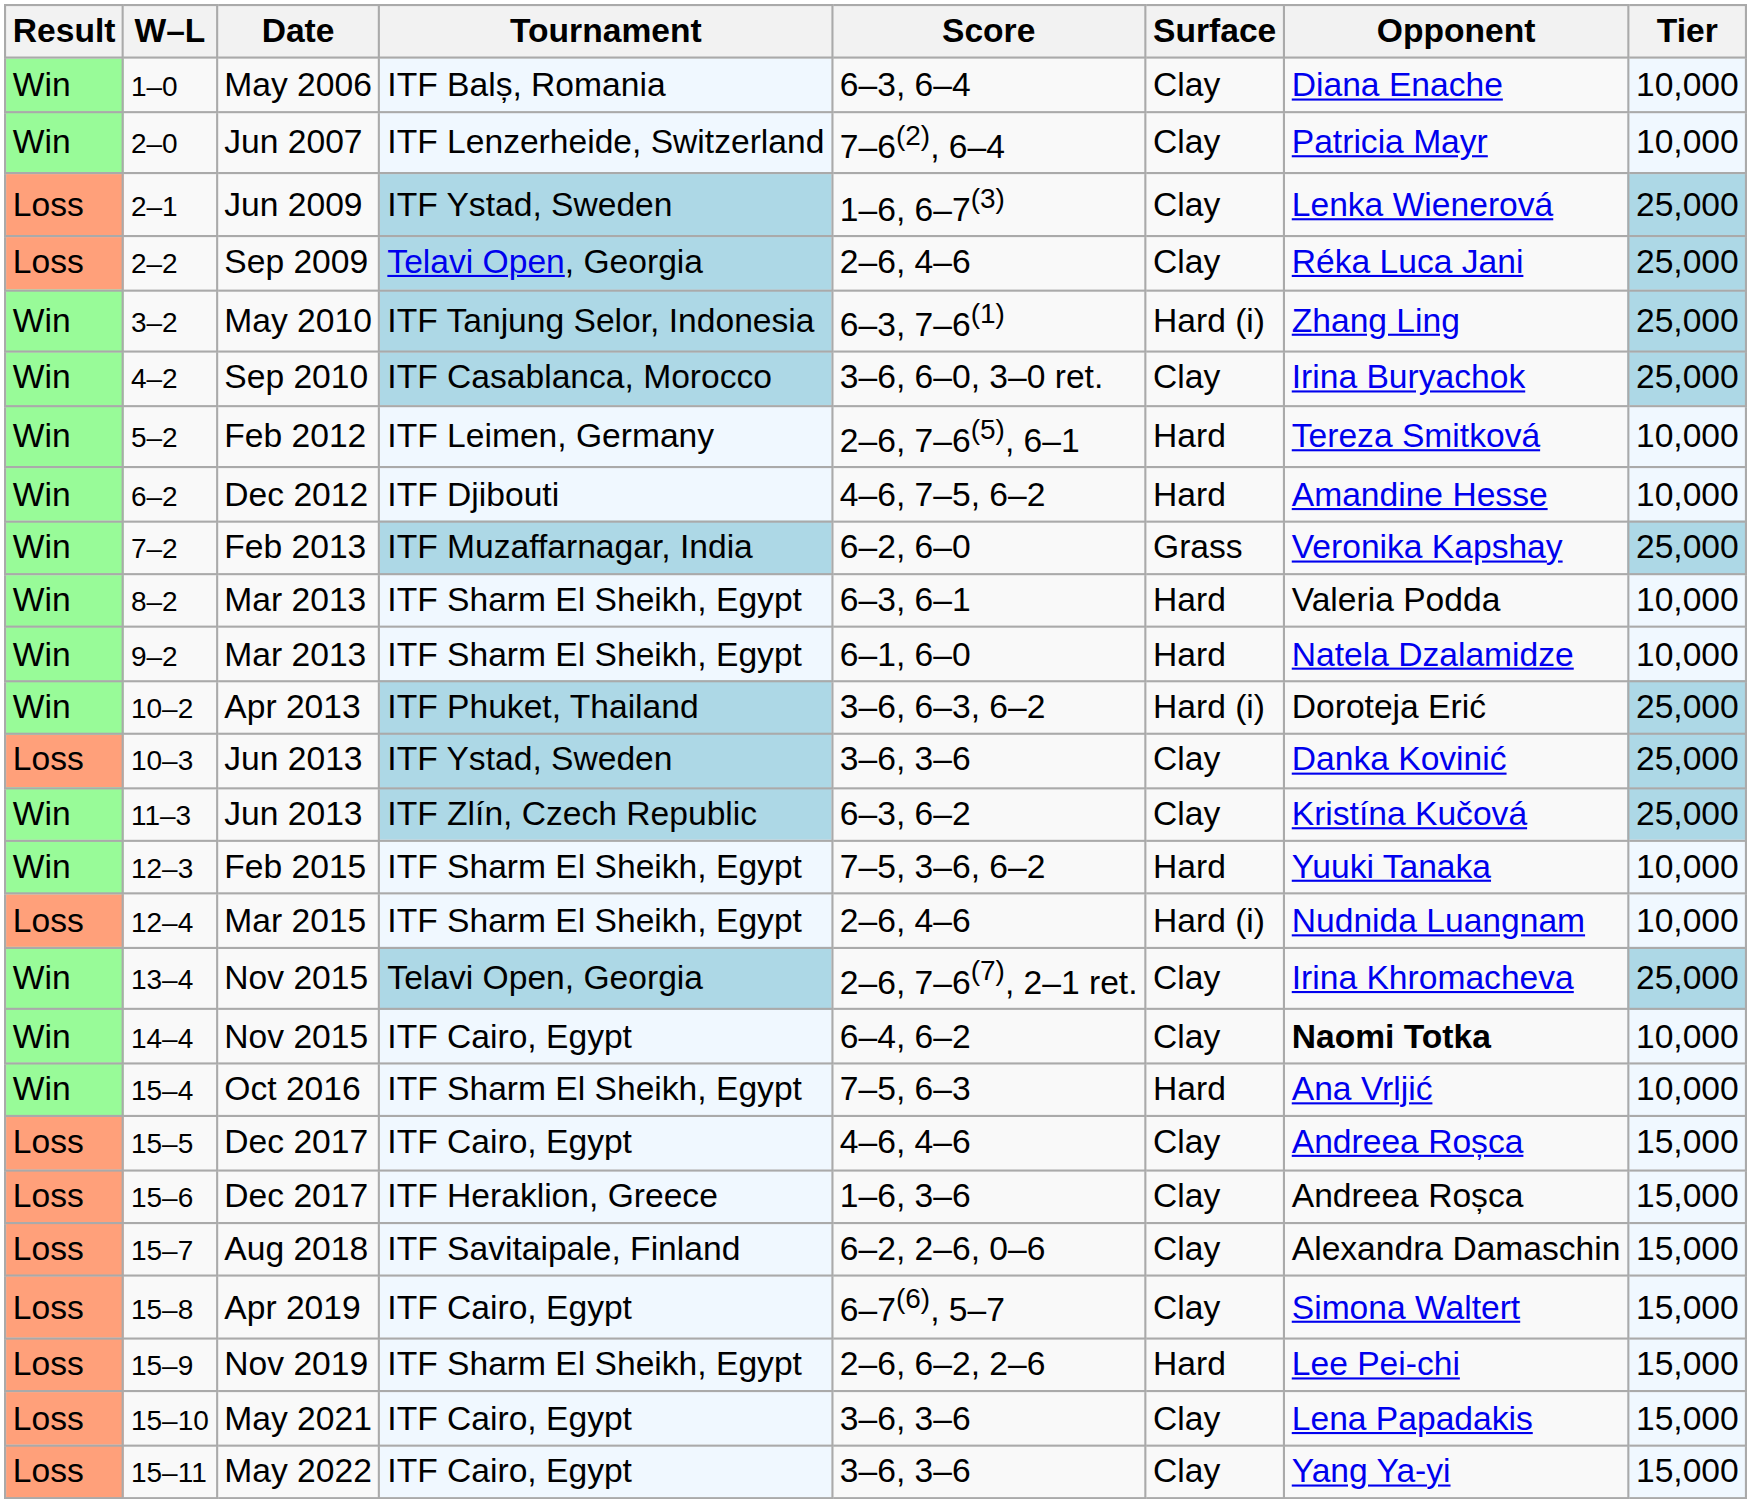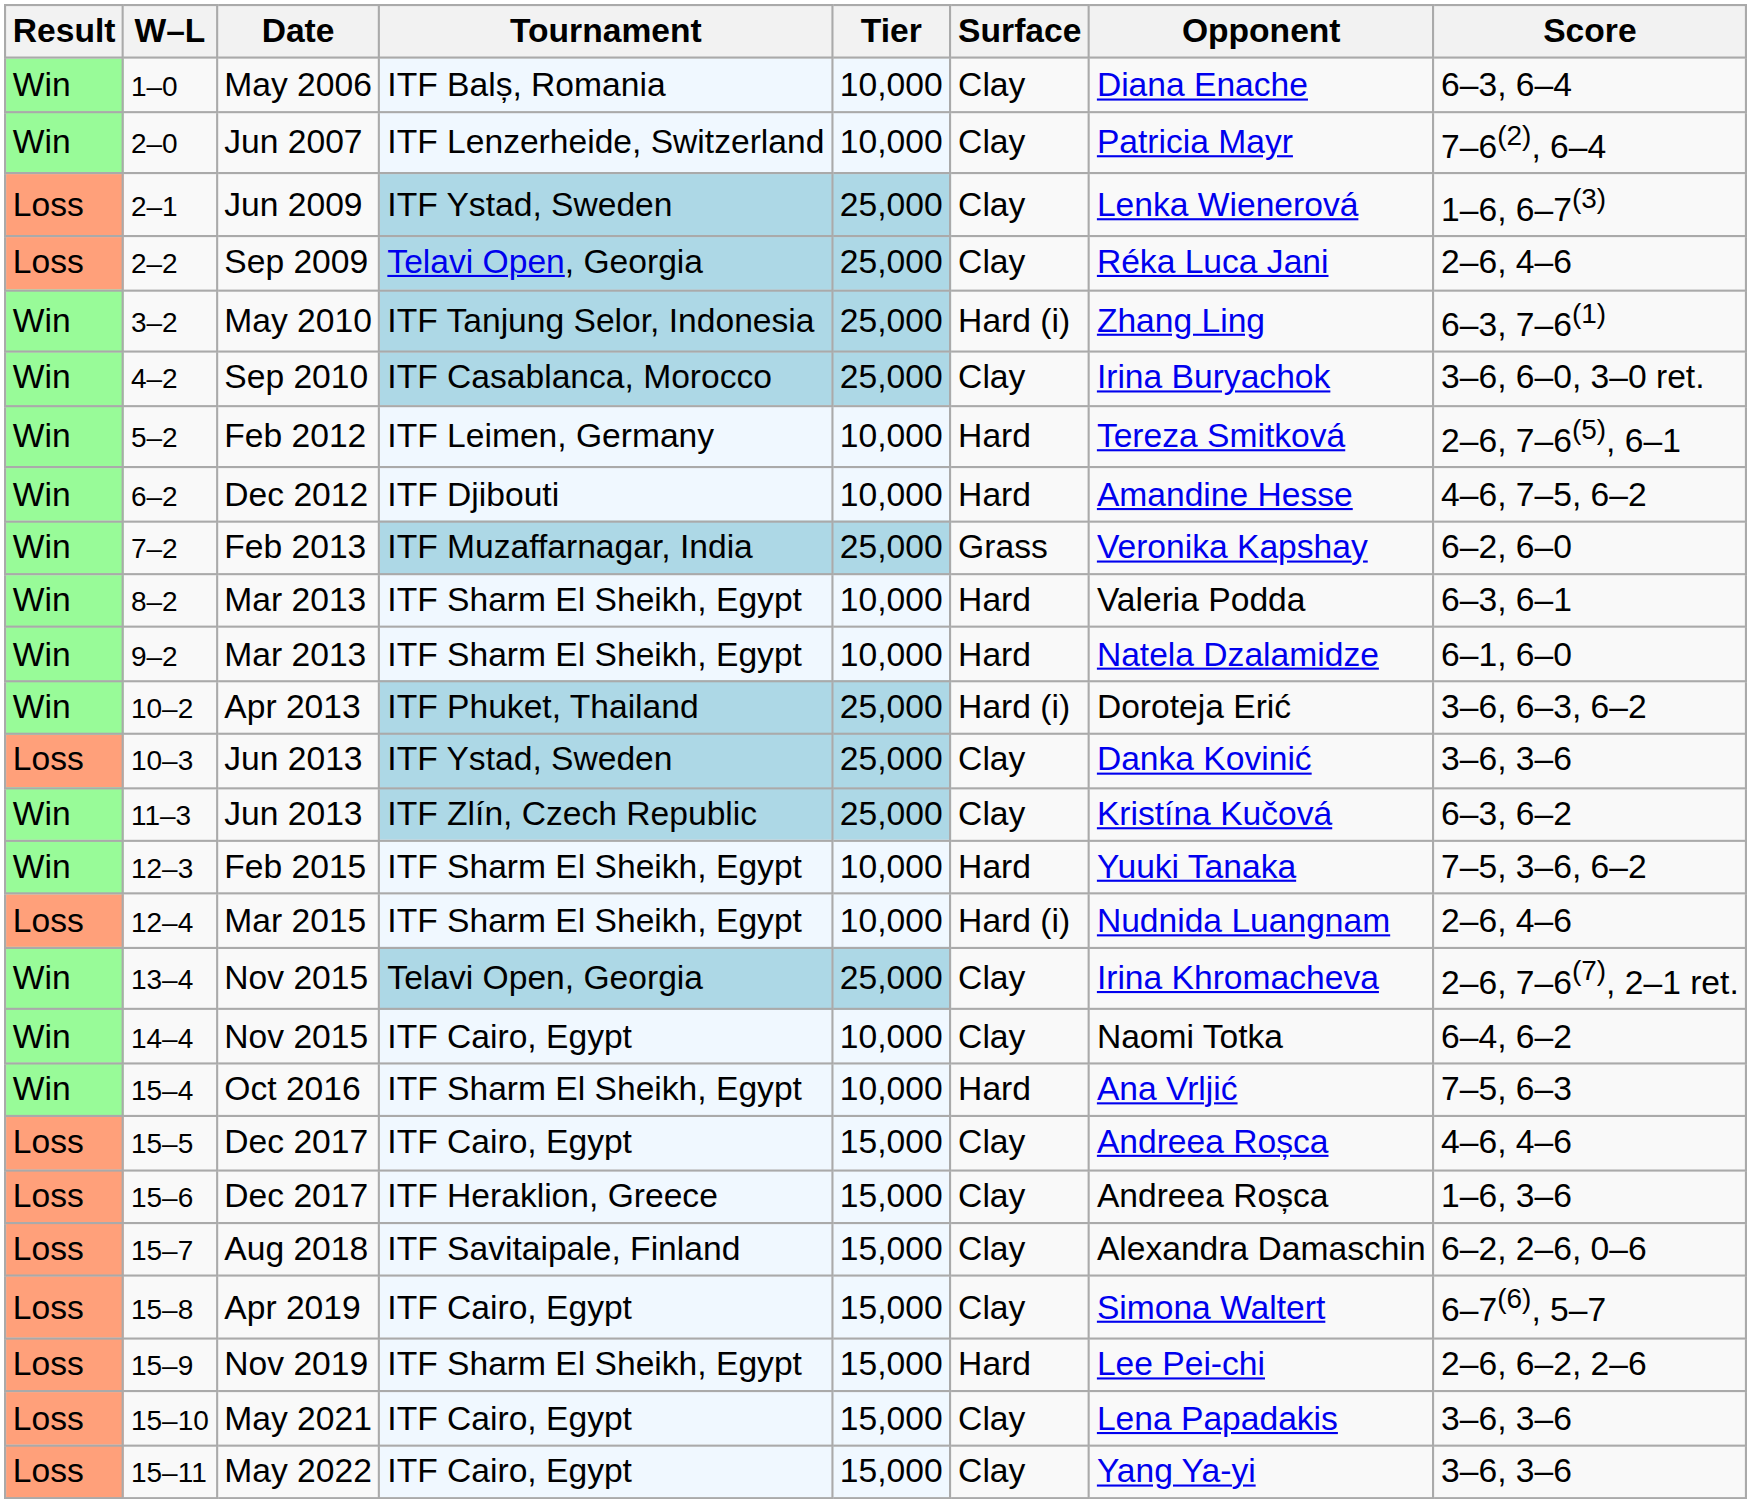columns swapped: (1687, 31) <-> (989, 31)
(1391, 1035) bold -> (1190, 1035) normal
